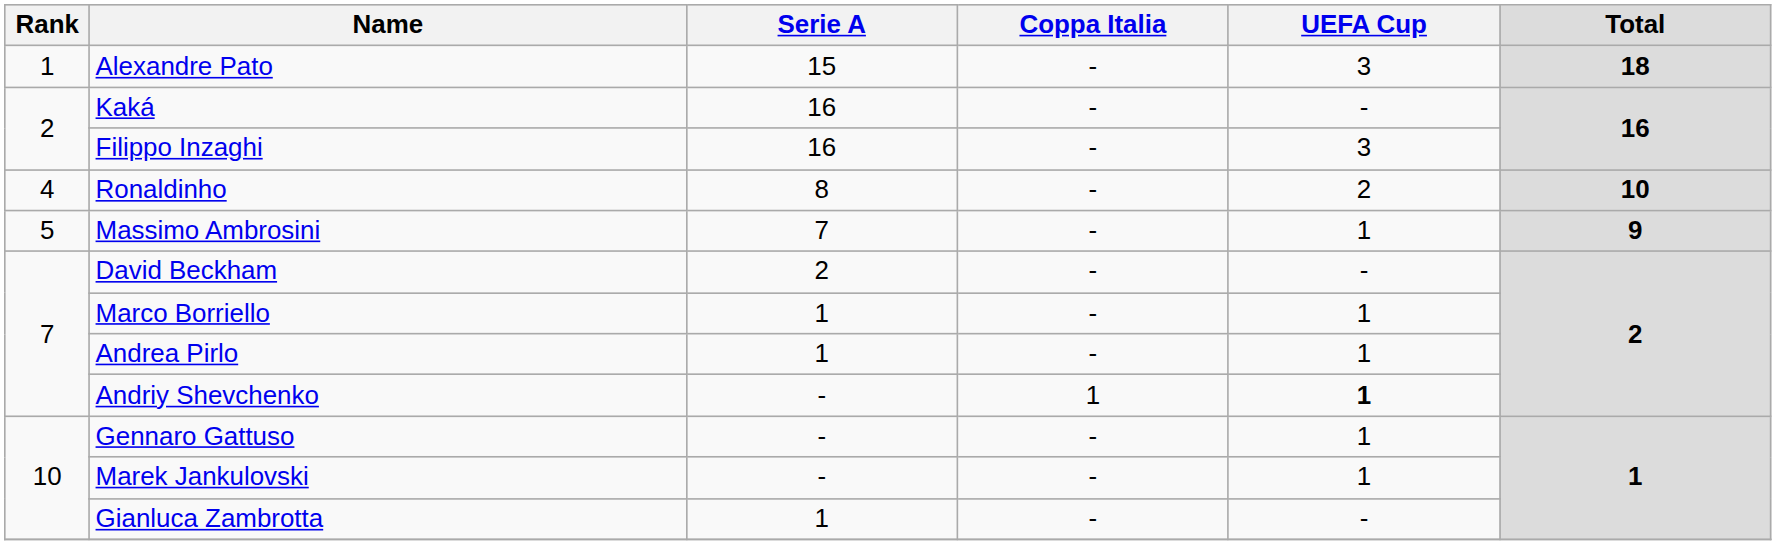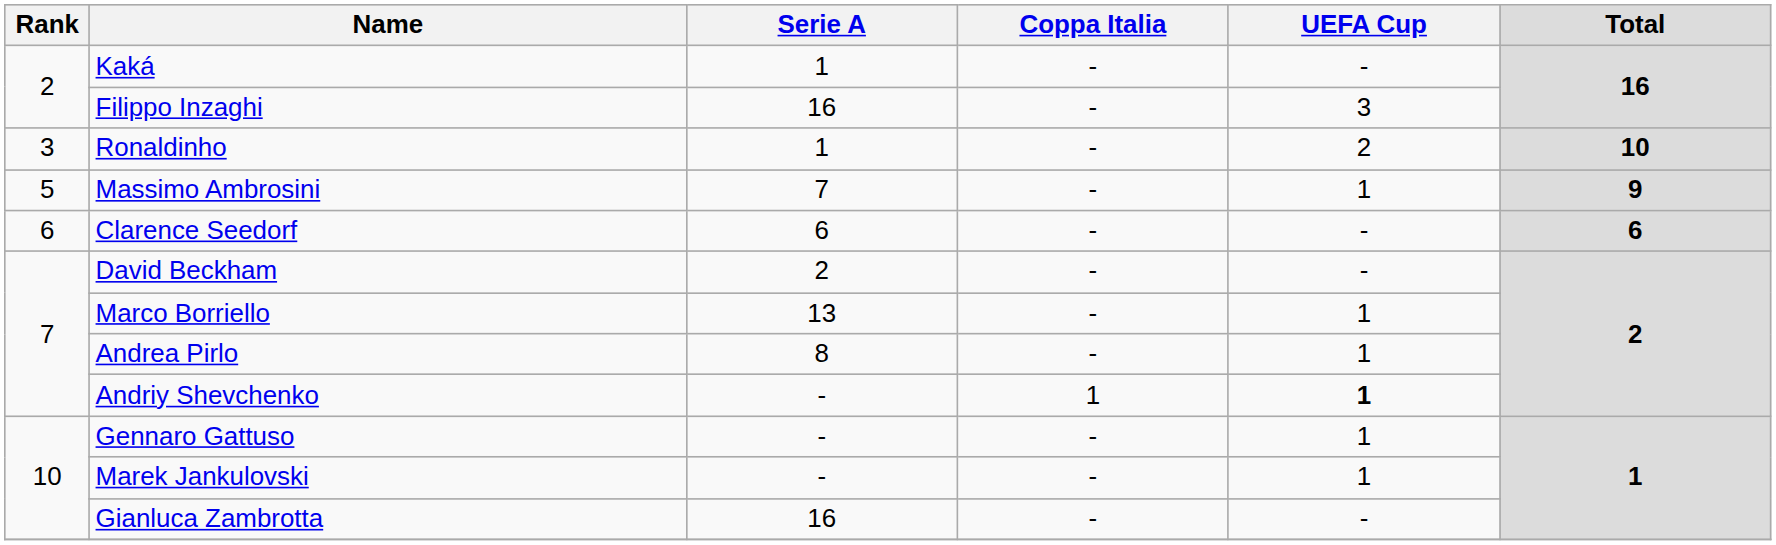- row: (184, 66)
(822, 107) 16 -> (822, 66) 1
(47, 189) 4 -> (47, 148) 3
(822, 189) 8 -> (822, 148) 1
+ row: (196, 230)
(822, 312) 1 -> (822, 312) 13
(822, 353) 1 -> (822, 353) 8
(822, 518) 1 -> (822, 518) 16
